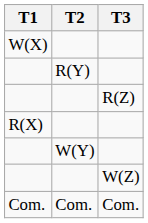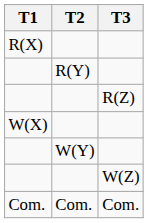rows swapped: (26, 124) <-> (28, 44)
